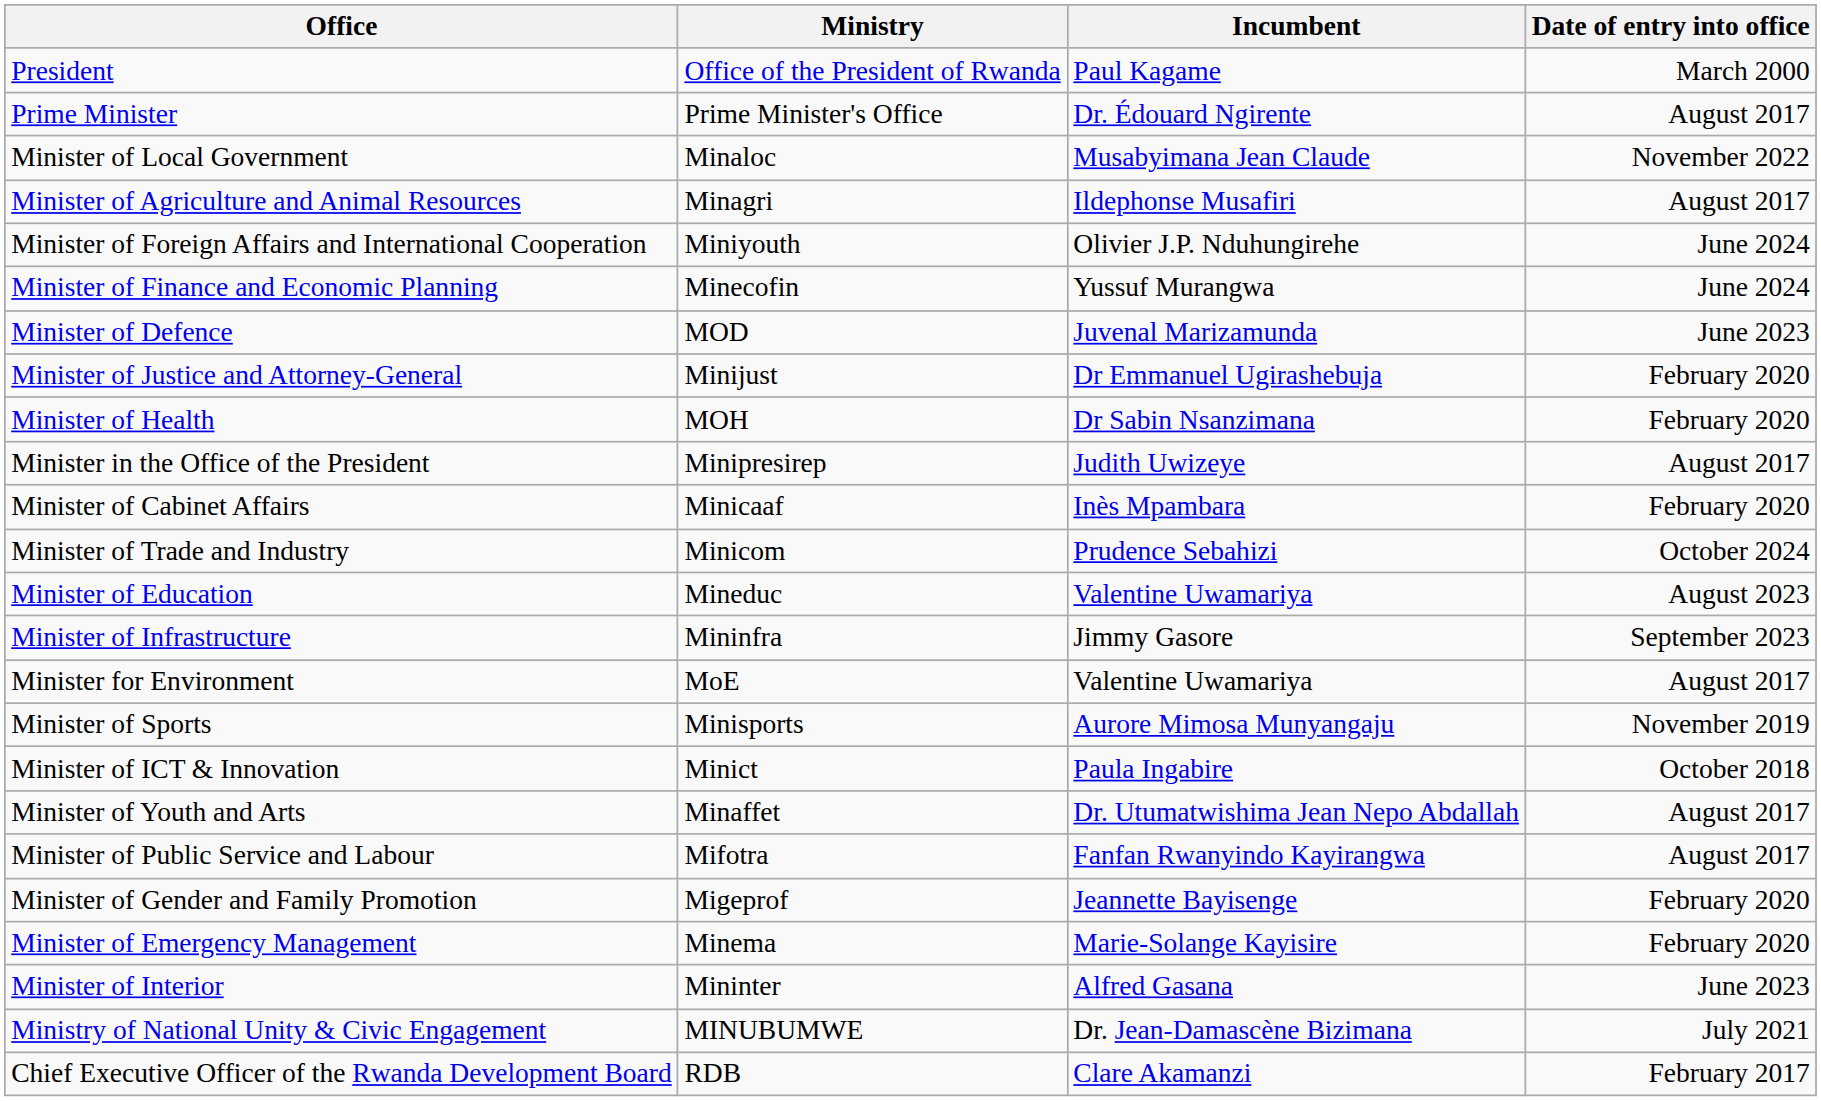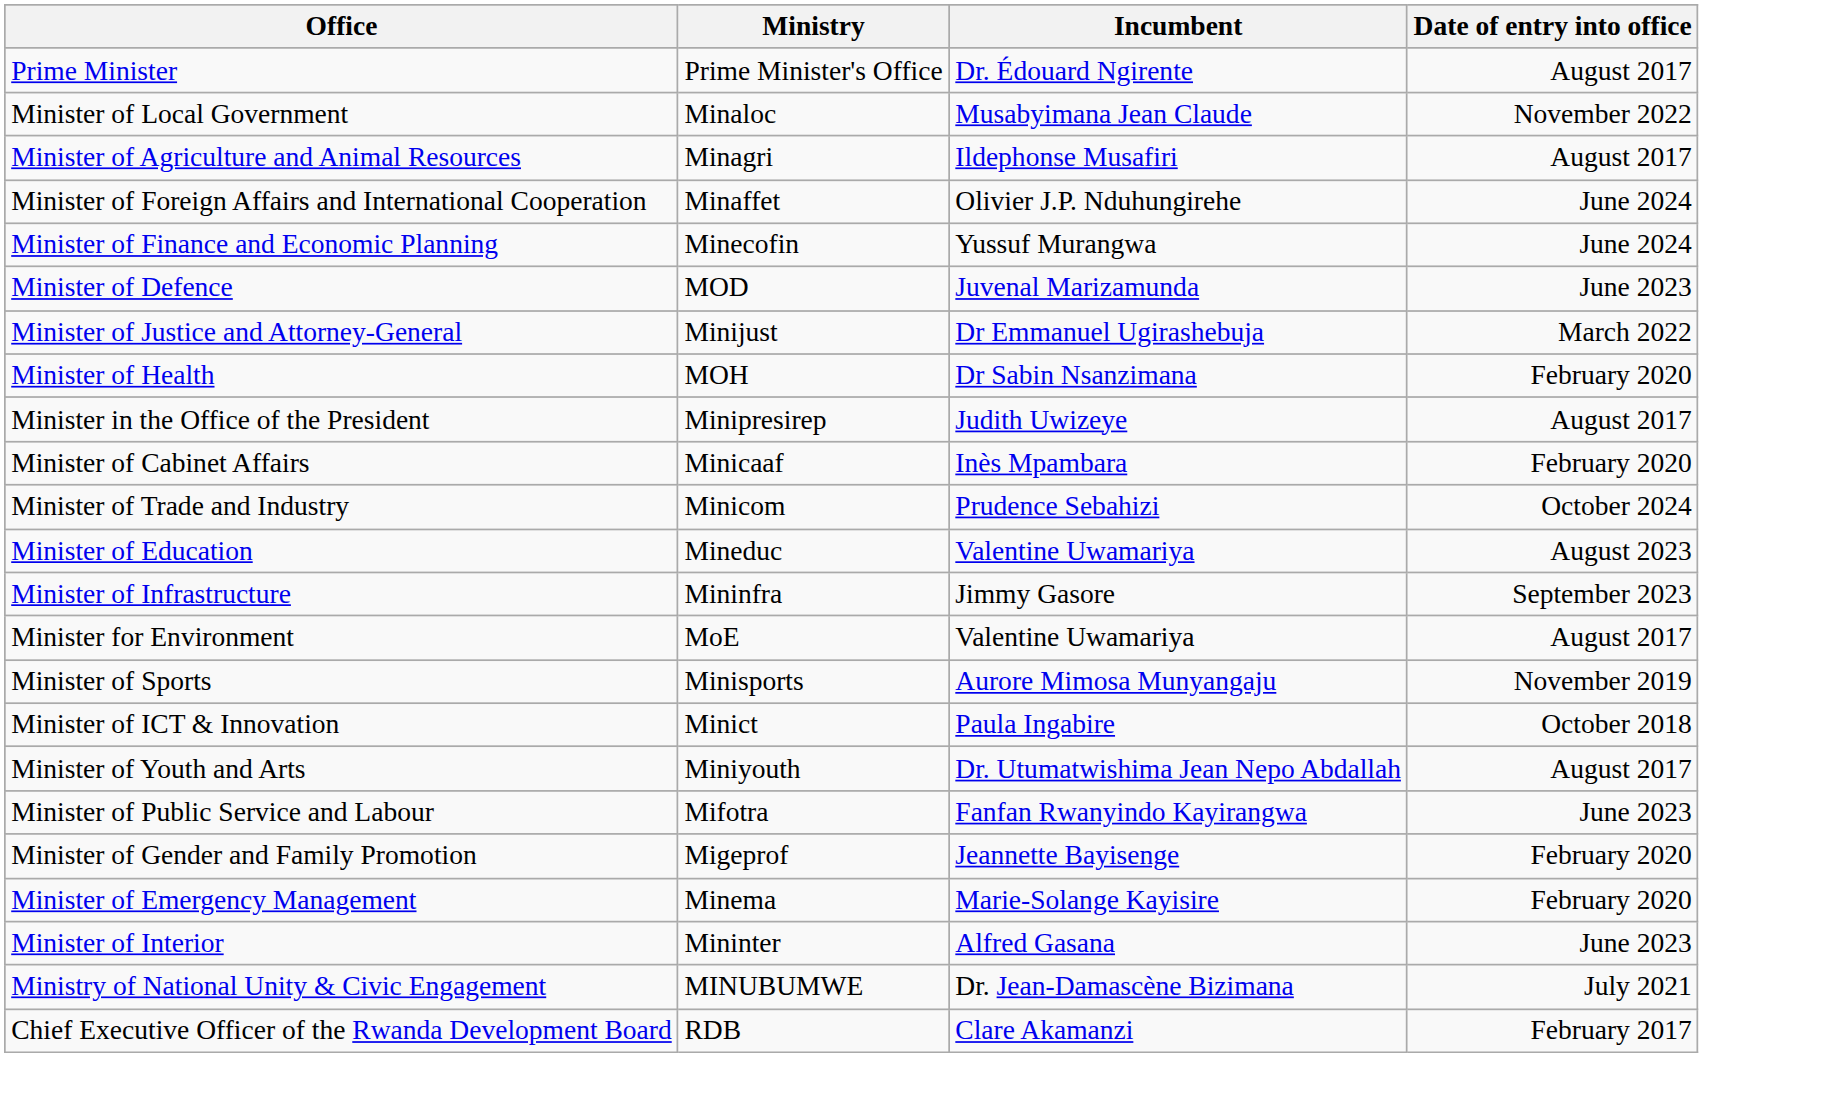- row: (62, 69)
(743, 244) Miniyouth -> (732, 200) Minaffet
(1729, 375) February 2020 -> (1625, 331) March 2022
(732, 811) Minaffet -> (743, 768) Miniyouth
(1739, 855) August 2017 -> (1636, 811) June 2023
